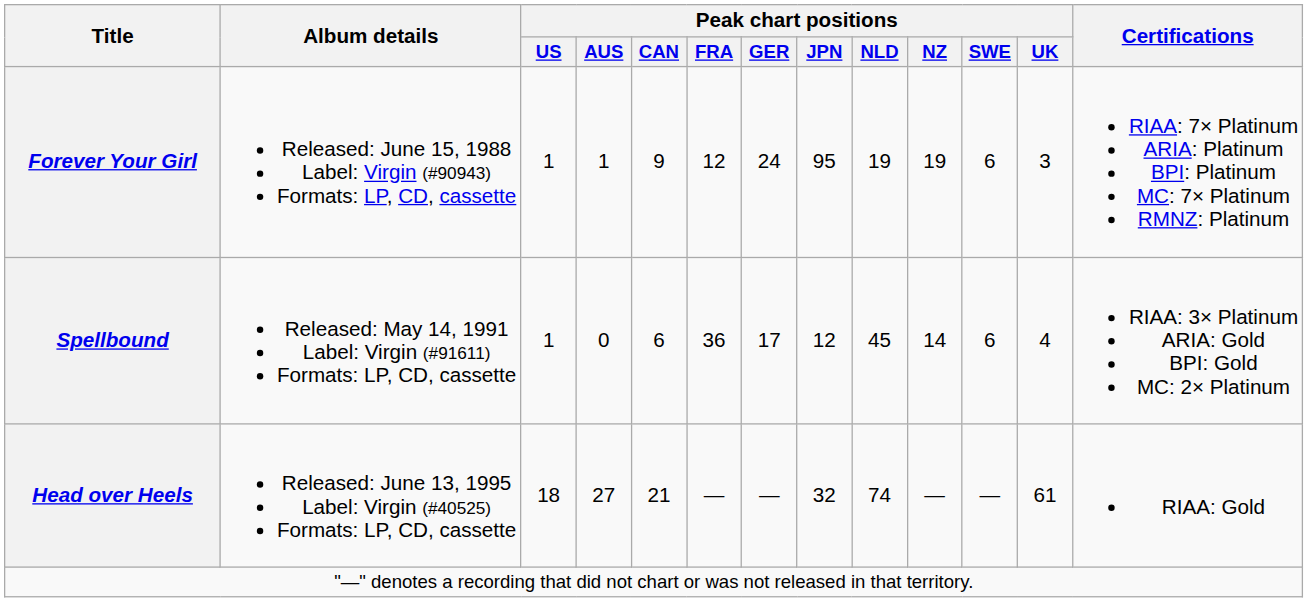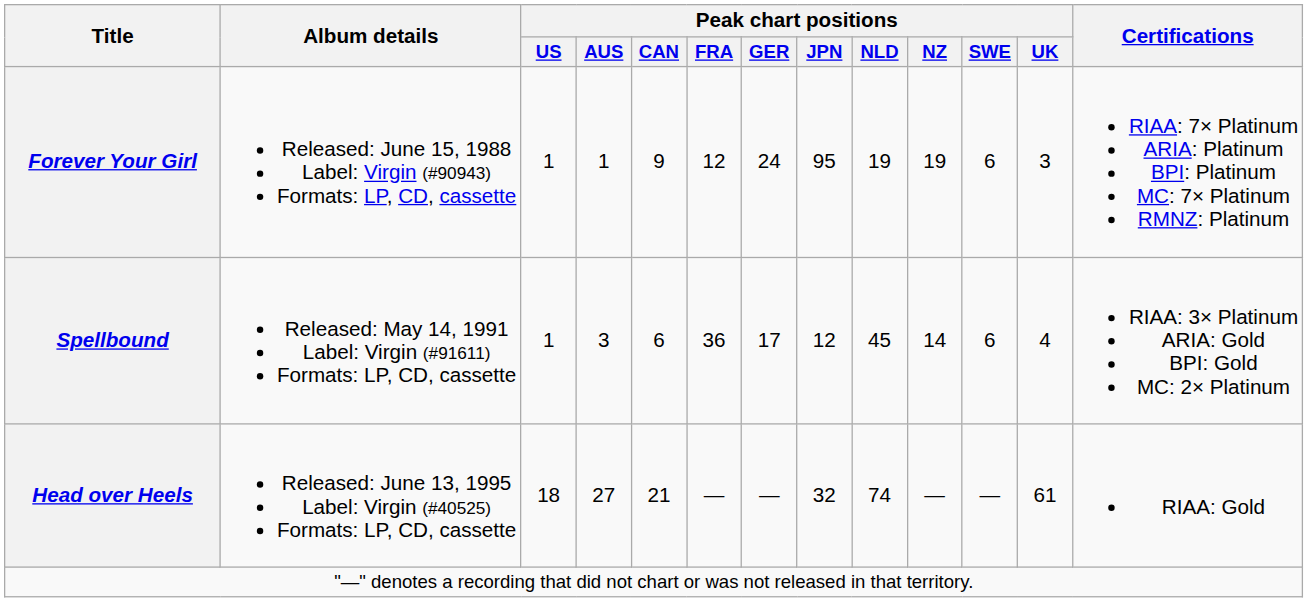(604, 340) 0 -> (604, 340) 3
